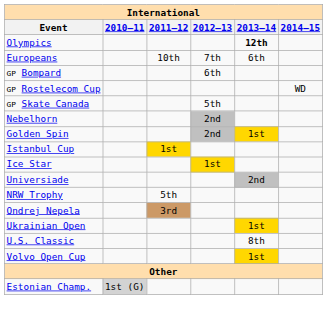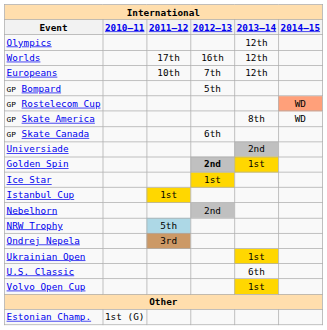(256, 42) bold -> (256, 42) normal
+ row: (23, 58)
(256, 58) 6th -> (256, 73) 12th
(213, 73) 6th -> (213, 88) 5th
(300, 88) no background -> (300, 104) lightsalmon background
+ row: (51, 119)
(213, 104) 5th -> (213, 134) 6th
rows swapped: (38, 180) <-> (32, 119)
(213, 134) normal -> (213, 165) bold
rows swapped: (29, 165) <-> (40, 149)
(169, 195) no background -> (169, 226) lightblue background
(256, 241) 8th -> (256, 271) 6th
(125, 287) lightgrey background -> (125, 317) no background
